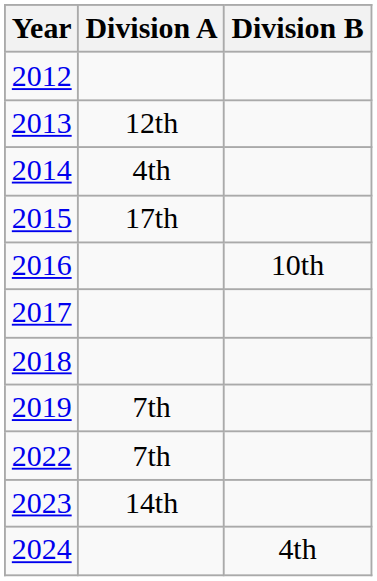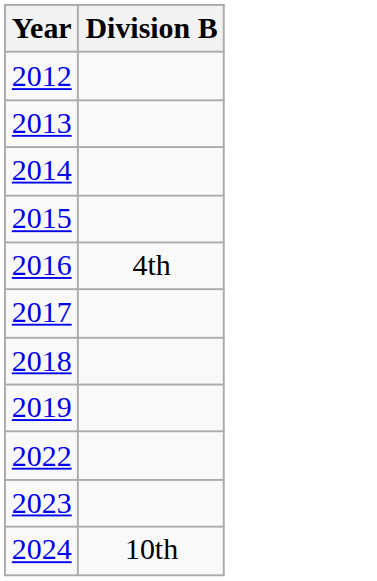- column: (152, 28)
(298, 265) 10th -> (152, 265) 4th
(298, 550) 4th -> (152, 550) 10th
